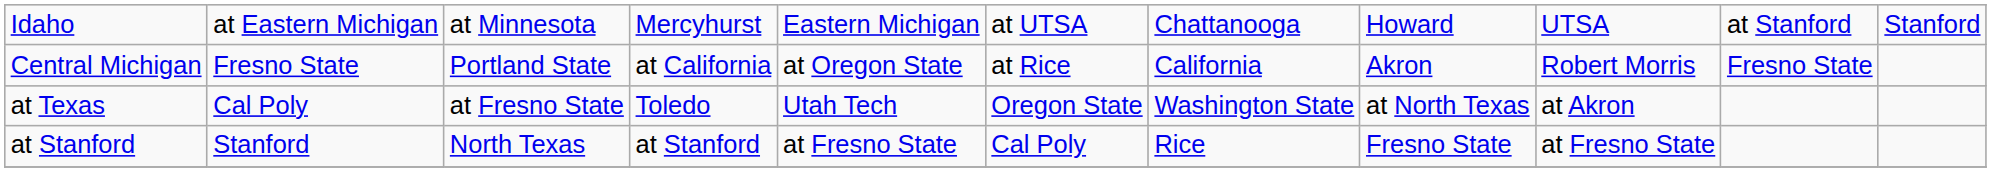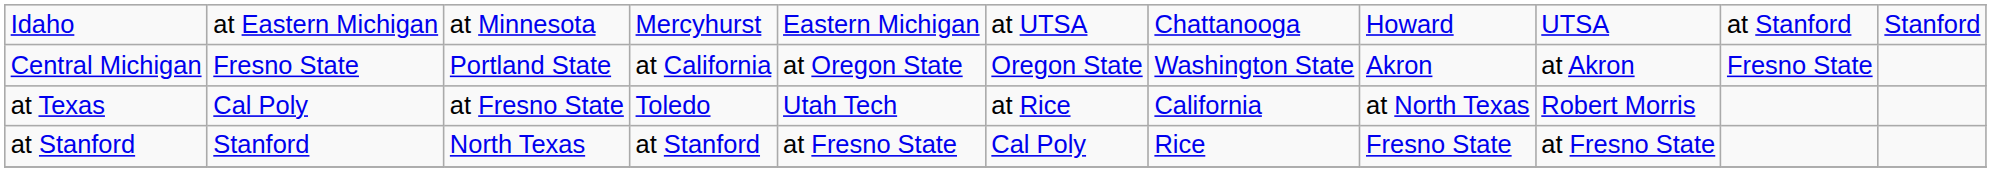(1031, 65) at Rice -> (1067, 65) Oregon State
(1208, 65) California -> (1254, 65) Washington State
(1618, 65) Robert Morris -> (1588, 65) at Akron
(1067, 105) Oregon State -> (1031, 105) at Rice
(1254, 105) Washington State -> (1208, 105) California
(1588, 105) at Akron -> (1618, 105) Robert Morris
